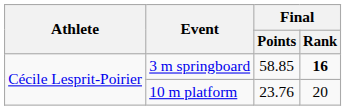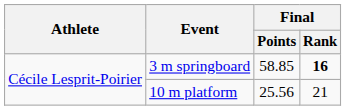(277, 92) 23.76 -> (277, 92) 25.56
(320, 92) 20 -> (320, 92) 21
